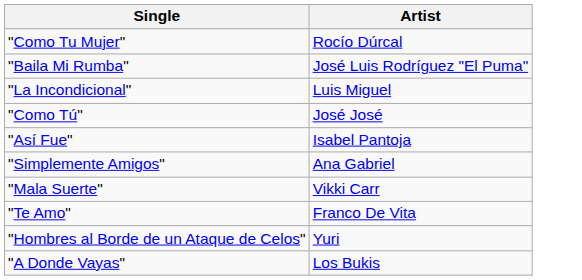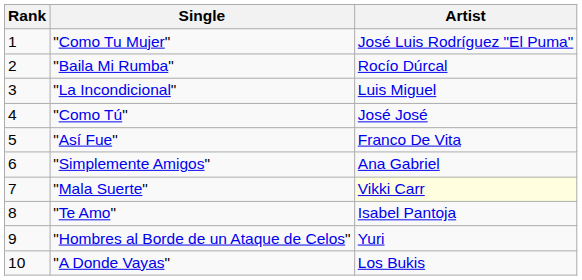+ column: (27, 16)
(358, 41) Rocío Dúrcal -> (466, 41) José Luis Rodríguez "El Puma"
(420, 66) José Luis Rodríguez "El Puma" -> (403, 66) Rocío Dúrcal
(362, 139) Isabel Pantoja -> (409, 139) Franco De Vita
(346, 189) no background -> (391, 189) lightyellow background
(364, 213) Franco De Vita -> (407, 213) Isabel Pantoja
